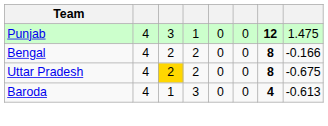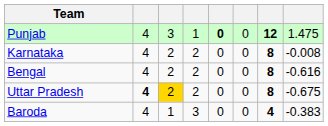(221, 33) normal -> (221, 33) bold
+ row: (35, 53)
(303, 53) -0.166 -> (303, 72) -0.616
(146, 72) normal -> (146, 92) bold
(303, 92) -0.613 -> (303, 111) -0.383
